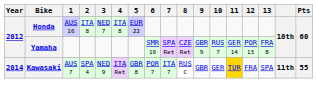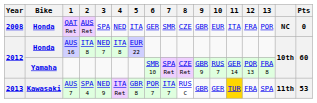+ row: (71, 26)
(15, 67) 2014 -> (15, 88) 2013
(304, 67) 55 -> (304, 88) 53
